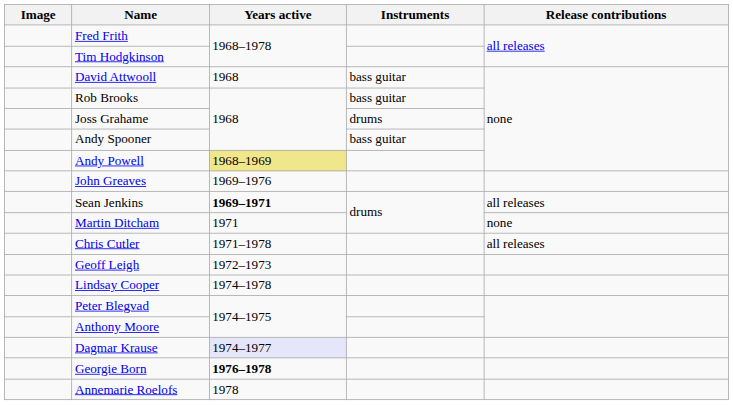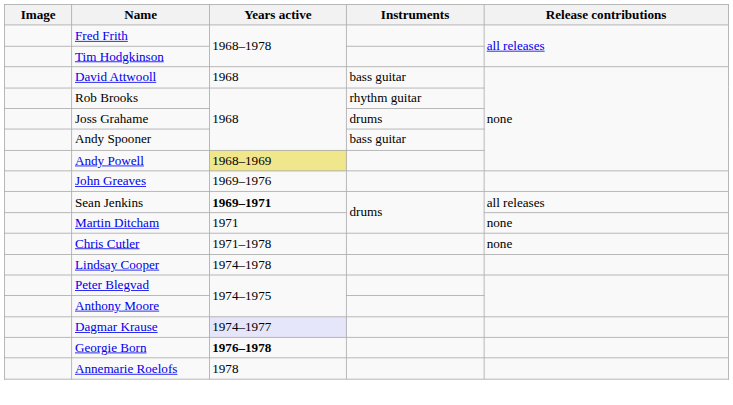(378, 98) bass guitar -> (385, 98) rhythm guitar
(516, 243) all releases -> (499, 243) none
- row: (107, 264)
